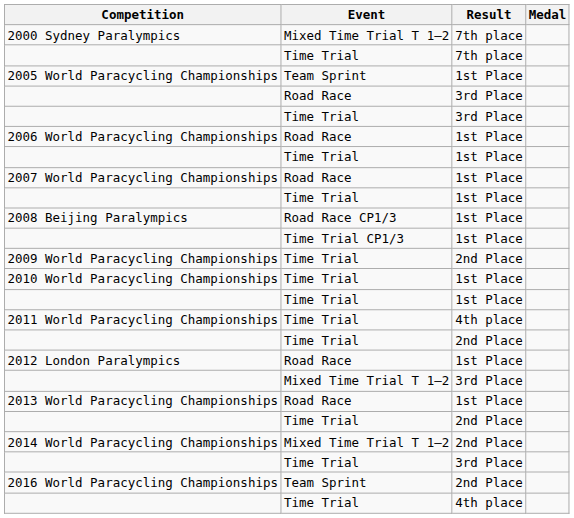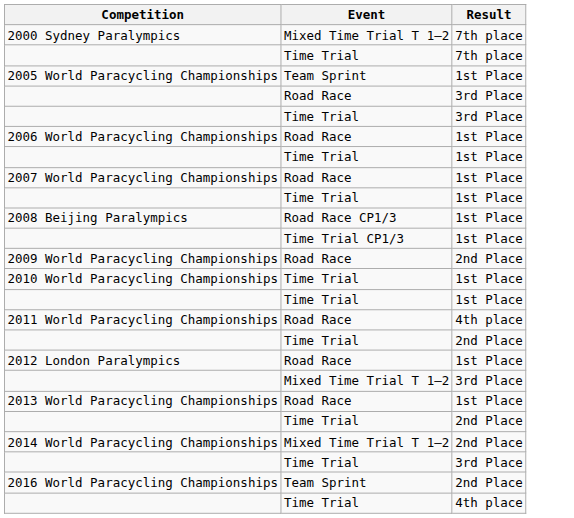- column: (547, 15)
(321, 259) Time Trial -> (318, 259) Road Race
(321, 320) Time Trial -> (318, 320) Road Race
